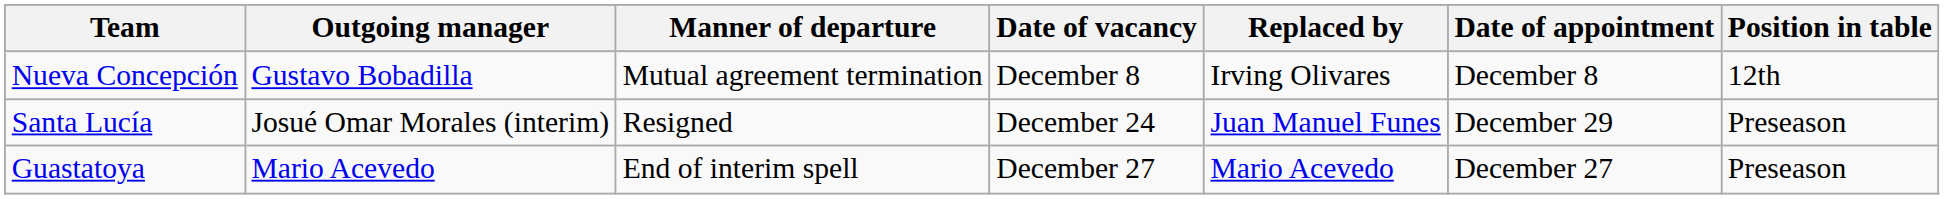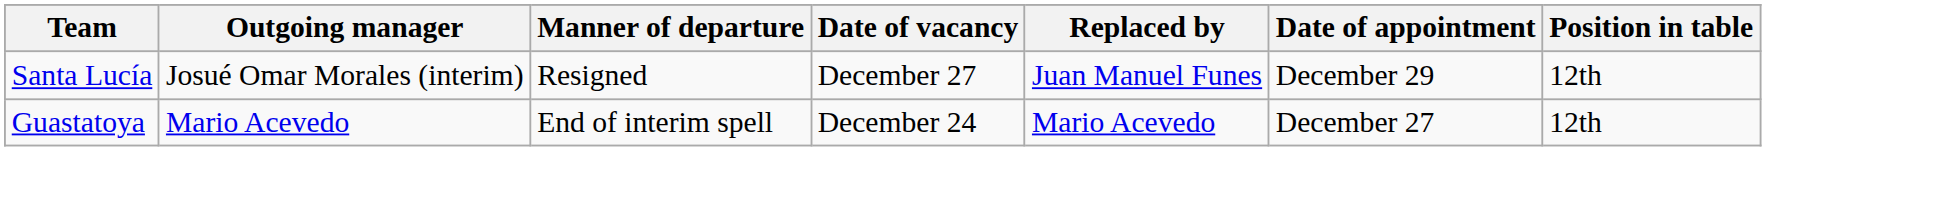- row: (125, 74)
(1076, 121) December 24 -> (897, 74) December 27
(1787, 121) Preseason -> (1576, 74) 12th
(1076, 168) December 27 -> (897, 121) December 24
(1787, 168) Preseason -> (1576, 121) 12th
